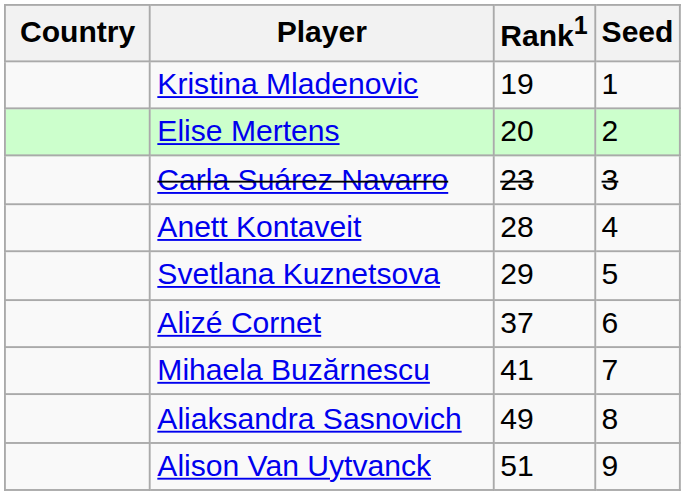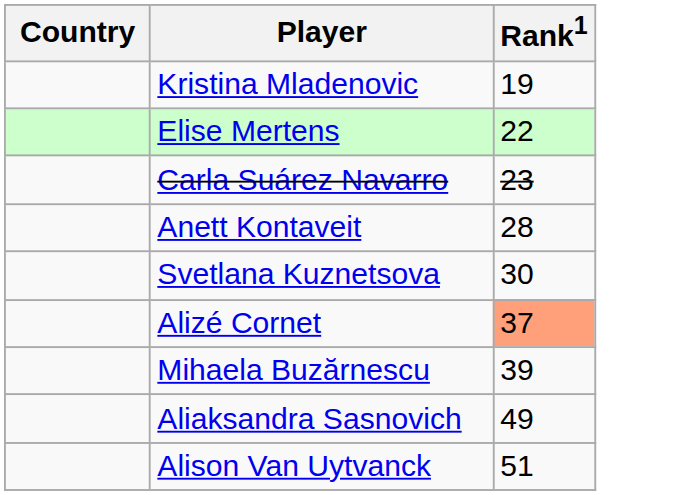- column: (638, 32)
(517, 131) 20 -> (517, 131) 22
(517, 275) 29 -> (517, 275) 30
(517, 322) no background -> (517, 322) lightsalmon background
(517, 370) 41 -> (517, 370) 39
